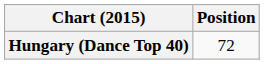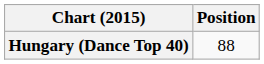(226, 45) 72 -> (226, 45) 88
